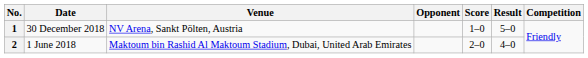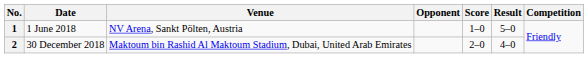(65, 28) 30 December 2018 -> (51, 28) 1 June 2018
(51, 45) 1 June 2018 -> (65, 45) 30 December 2018
